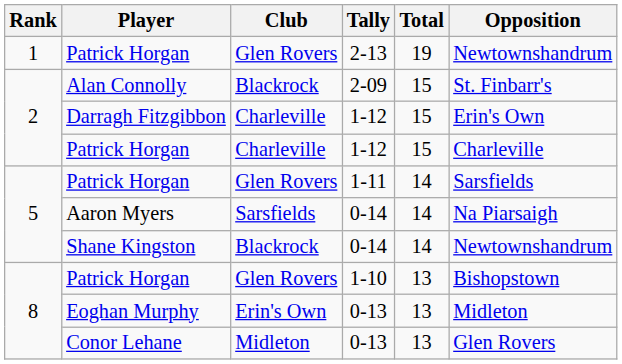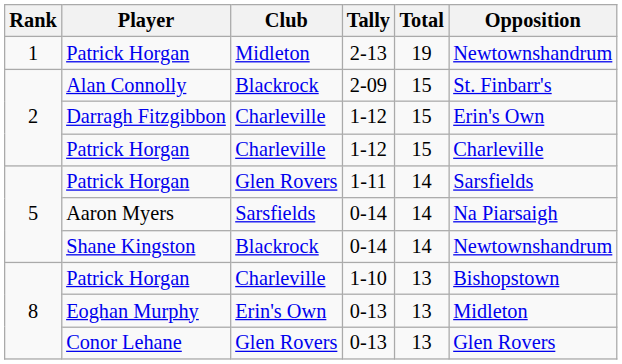(286, 52) Glen Rovers -> (272, 52) Midleton
(286, 278) Glen Rovers -> (280, 278) Charleville
(272, 342) Midleton -> (286, 342) Glen Rovers
